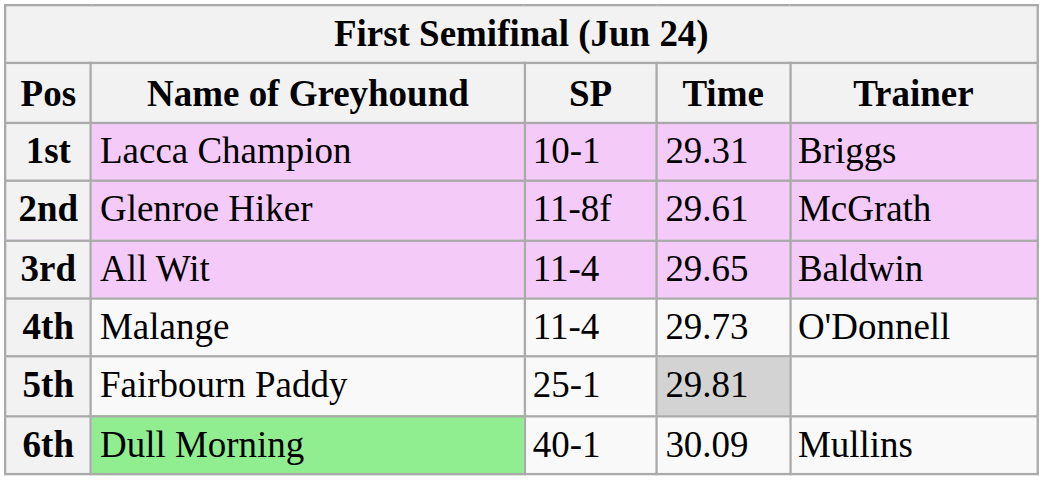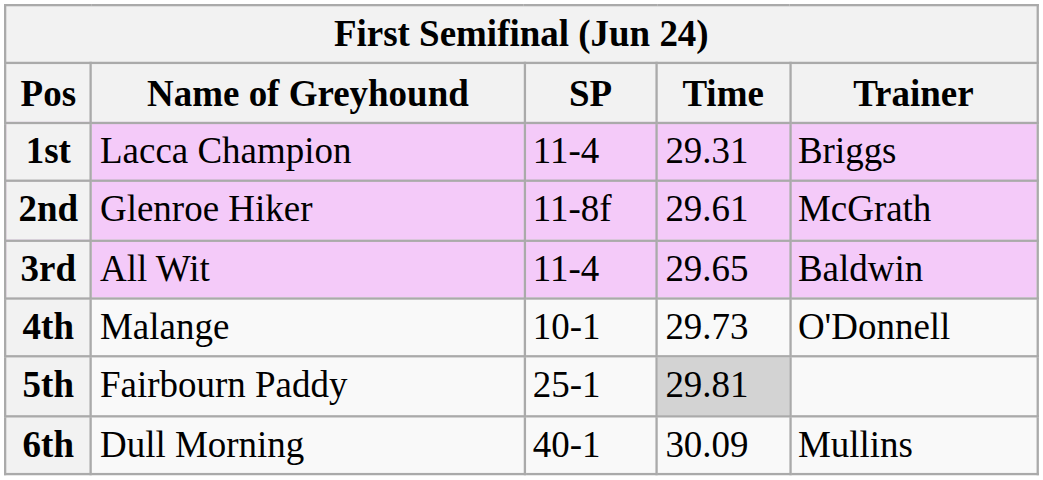(567, 151) 10-1 -> (566, 151) 11-4
(566, 326) 11-4 -> (567, 326) 10-1
(202, 444) lightgreen background -> (202, 444) no background
